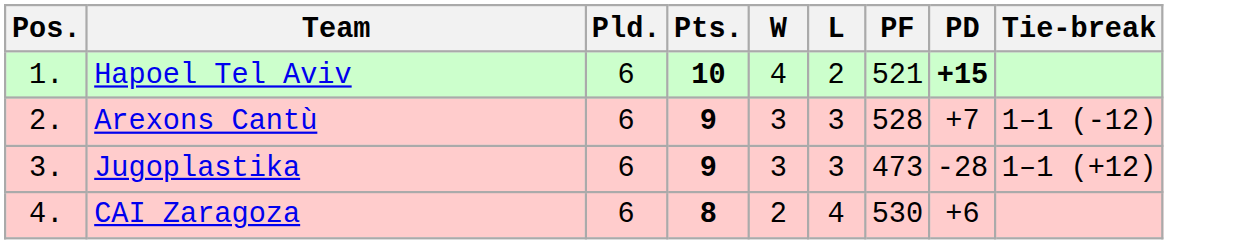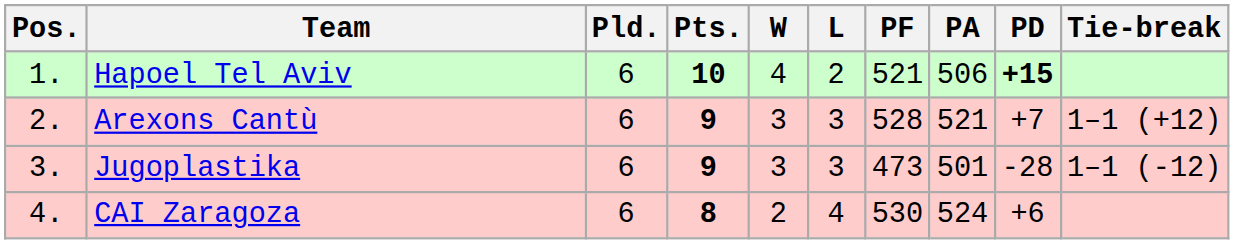+ column: (962, 28)
(1079, 122) 1–1 (-12) -> (1144, 122) 1–1 (+12)
(1079, 168) 1–1 (+12) -> (1144, 168) 1–1 (-12)
